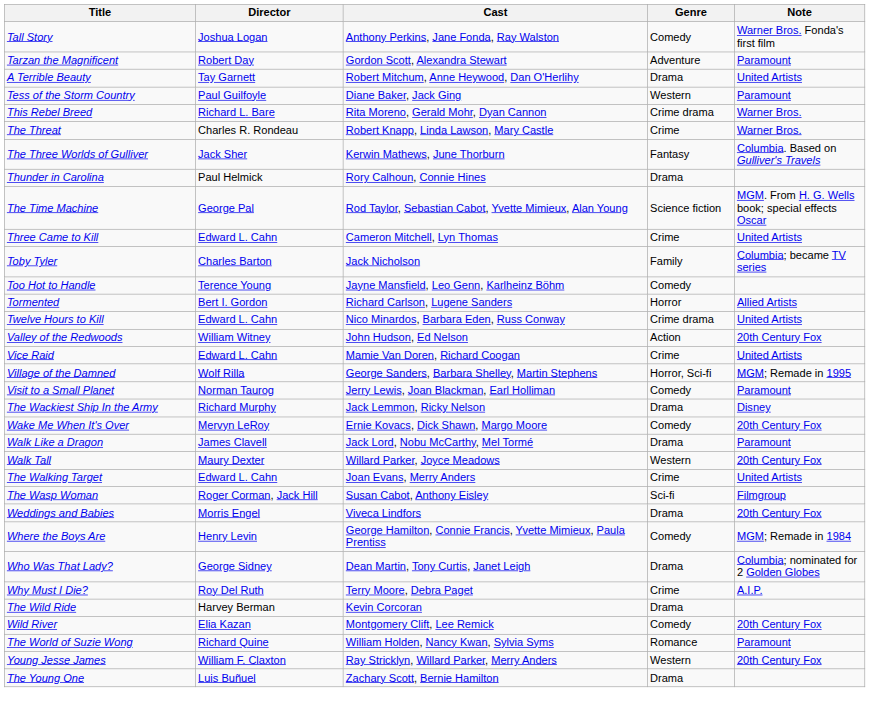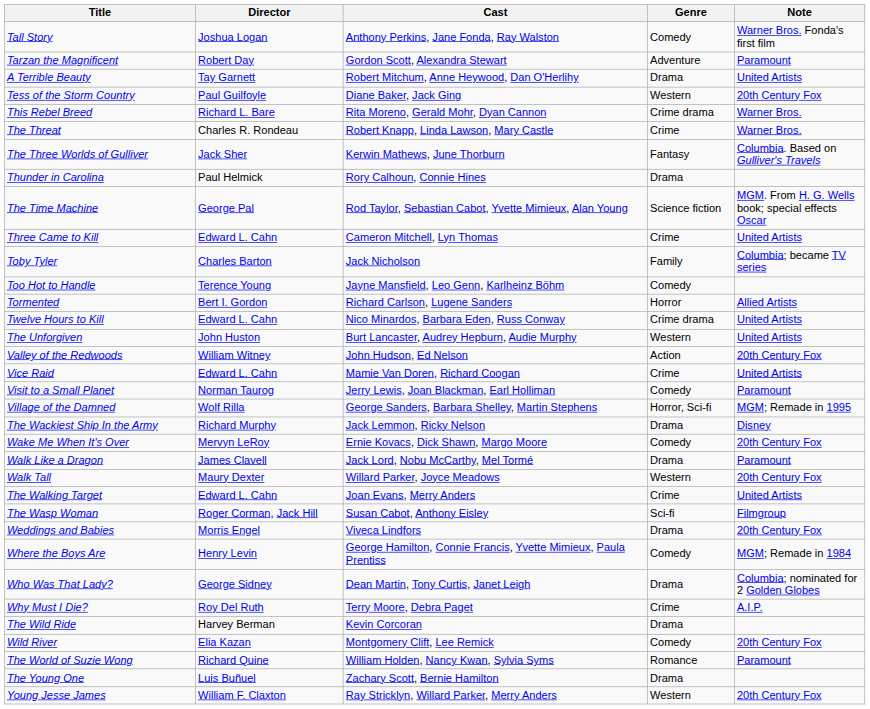(764, 95) Paramount -> (779, 95) 20th Century Fox
+ row: (45, 337)
rows swapped: (61, 373) <-> (60, 390)
rows swapped: (56, 660) <-> (45, 677)
